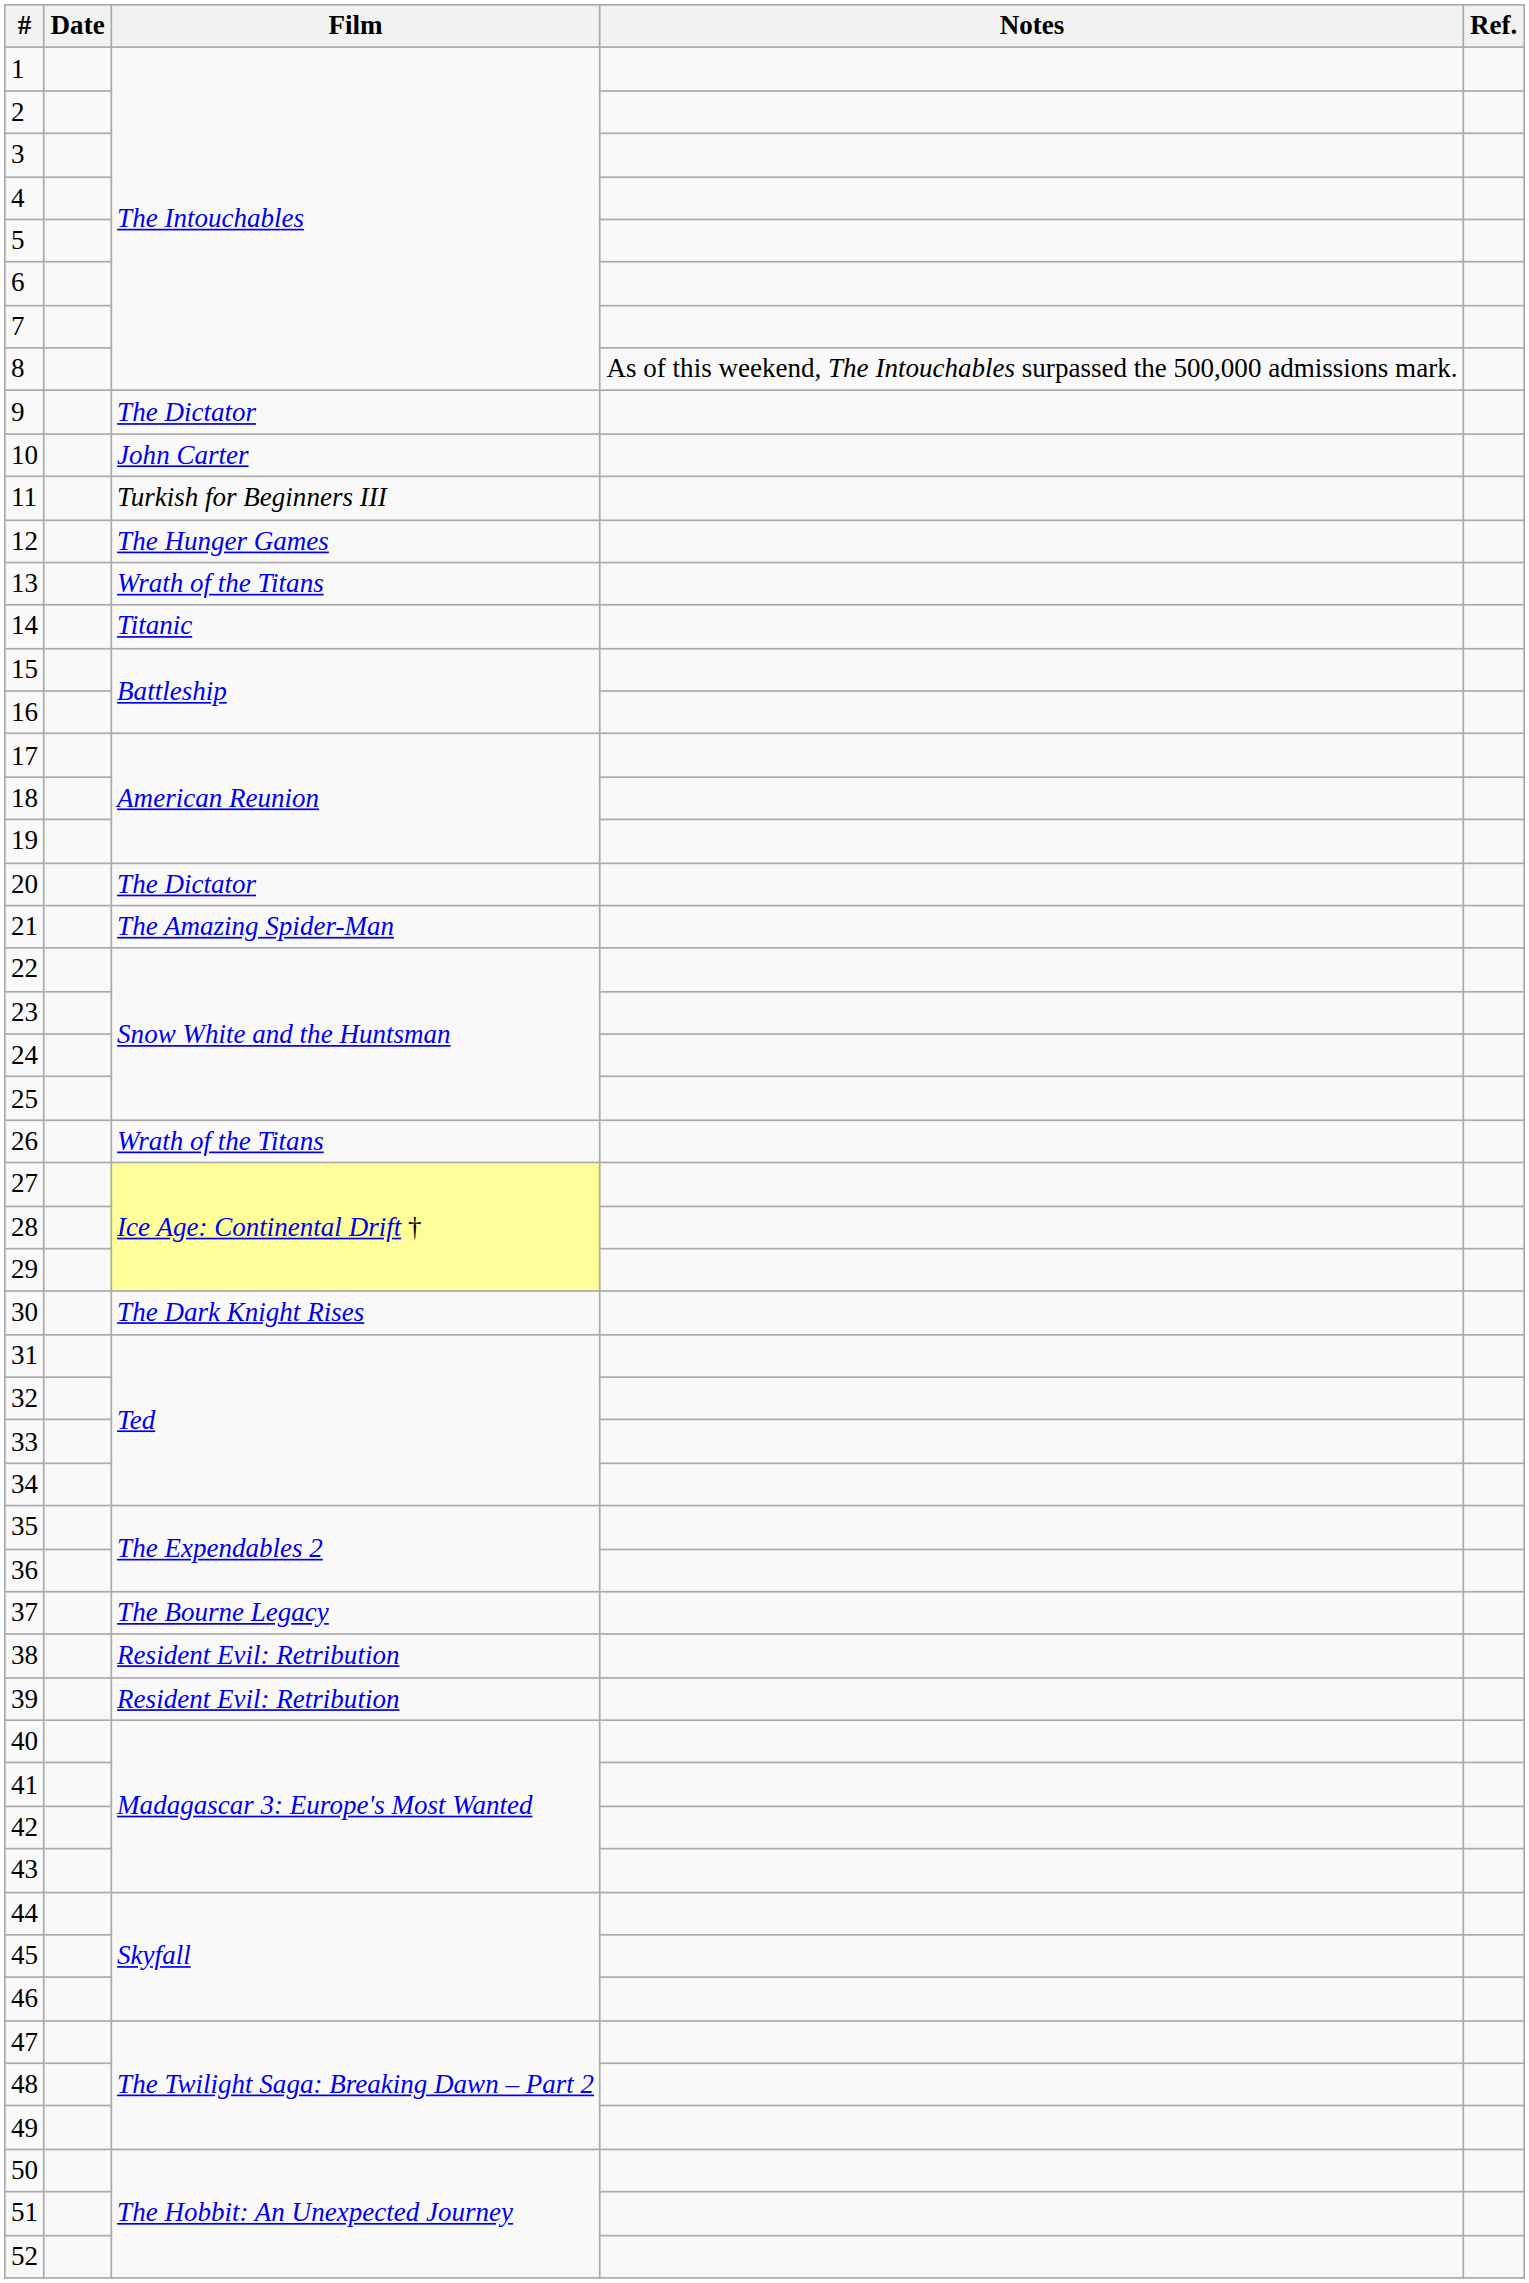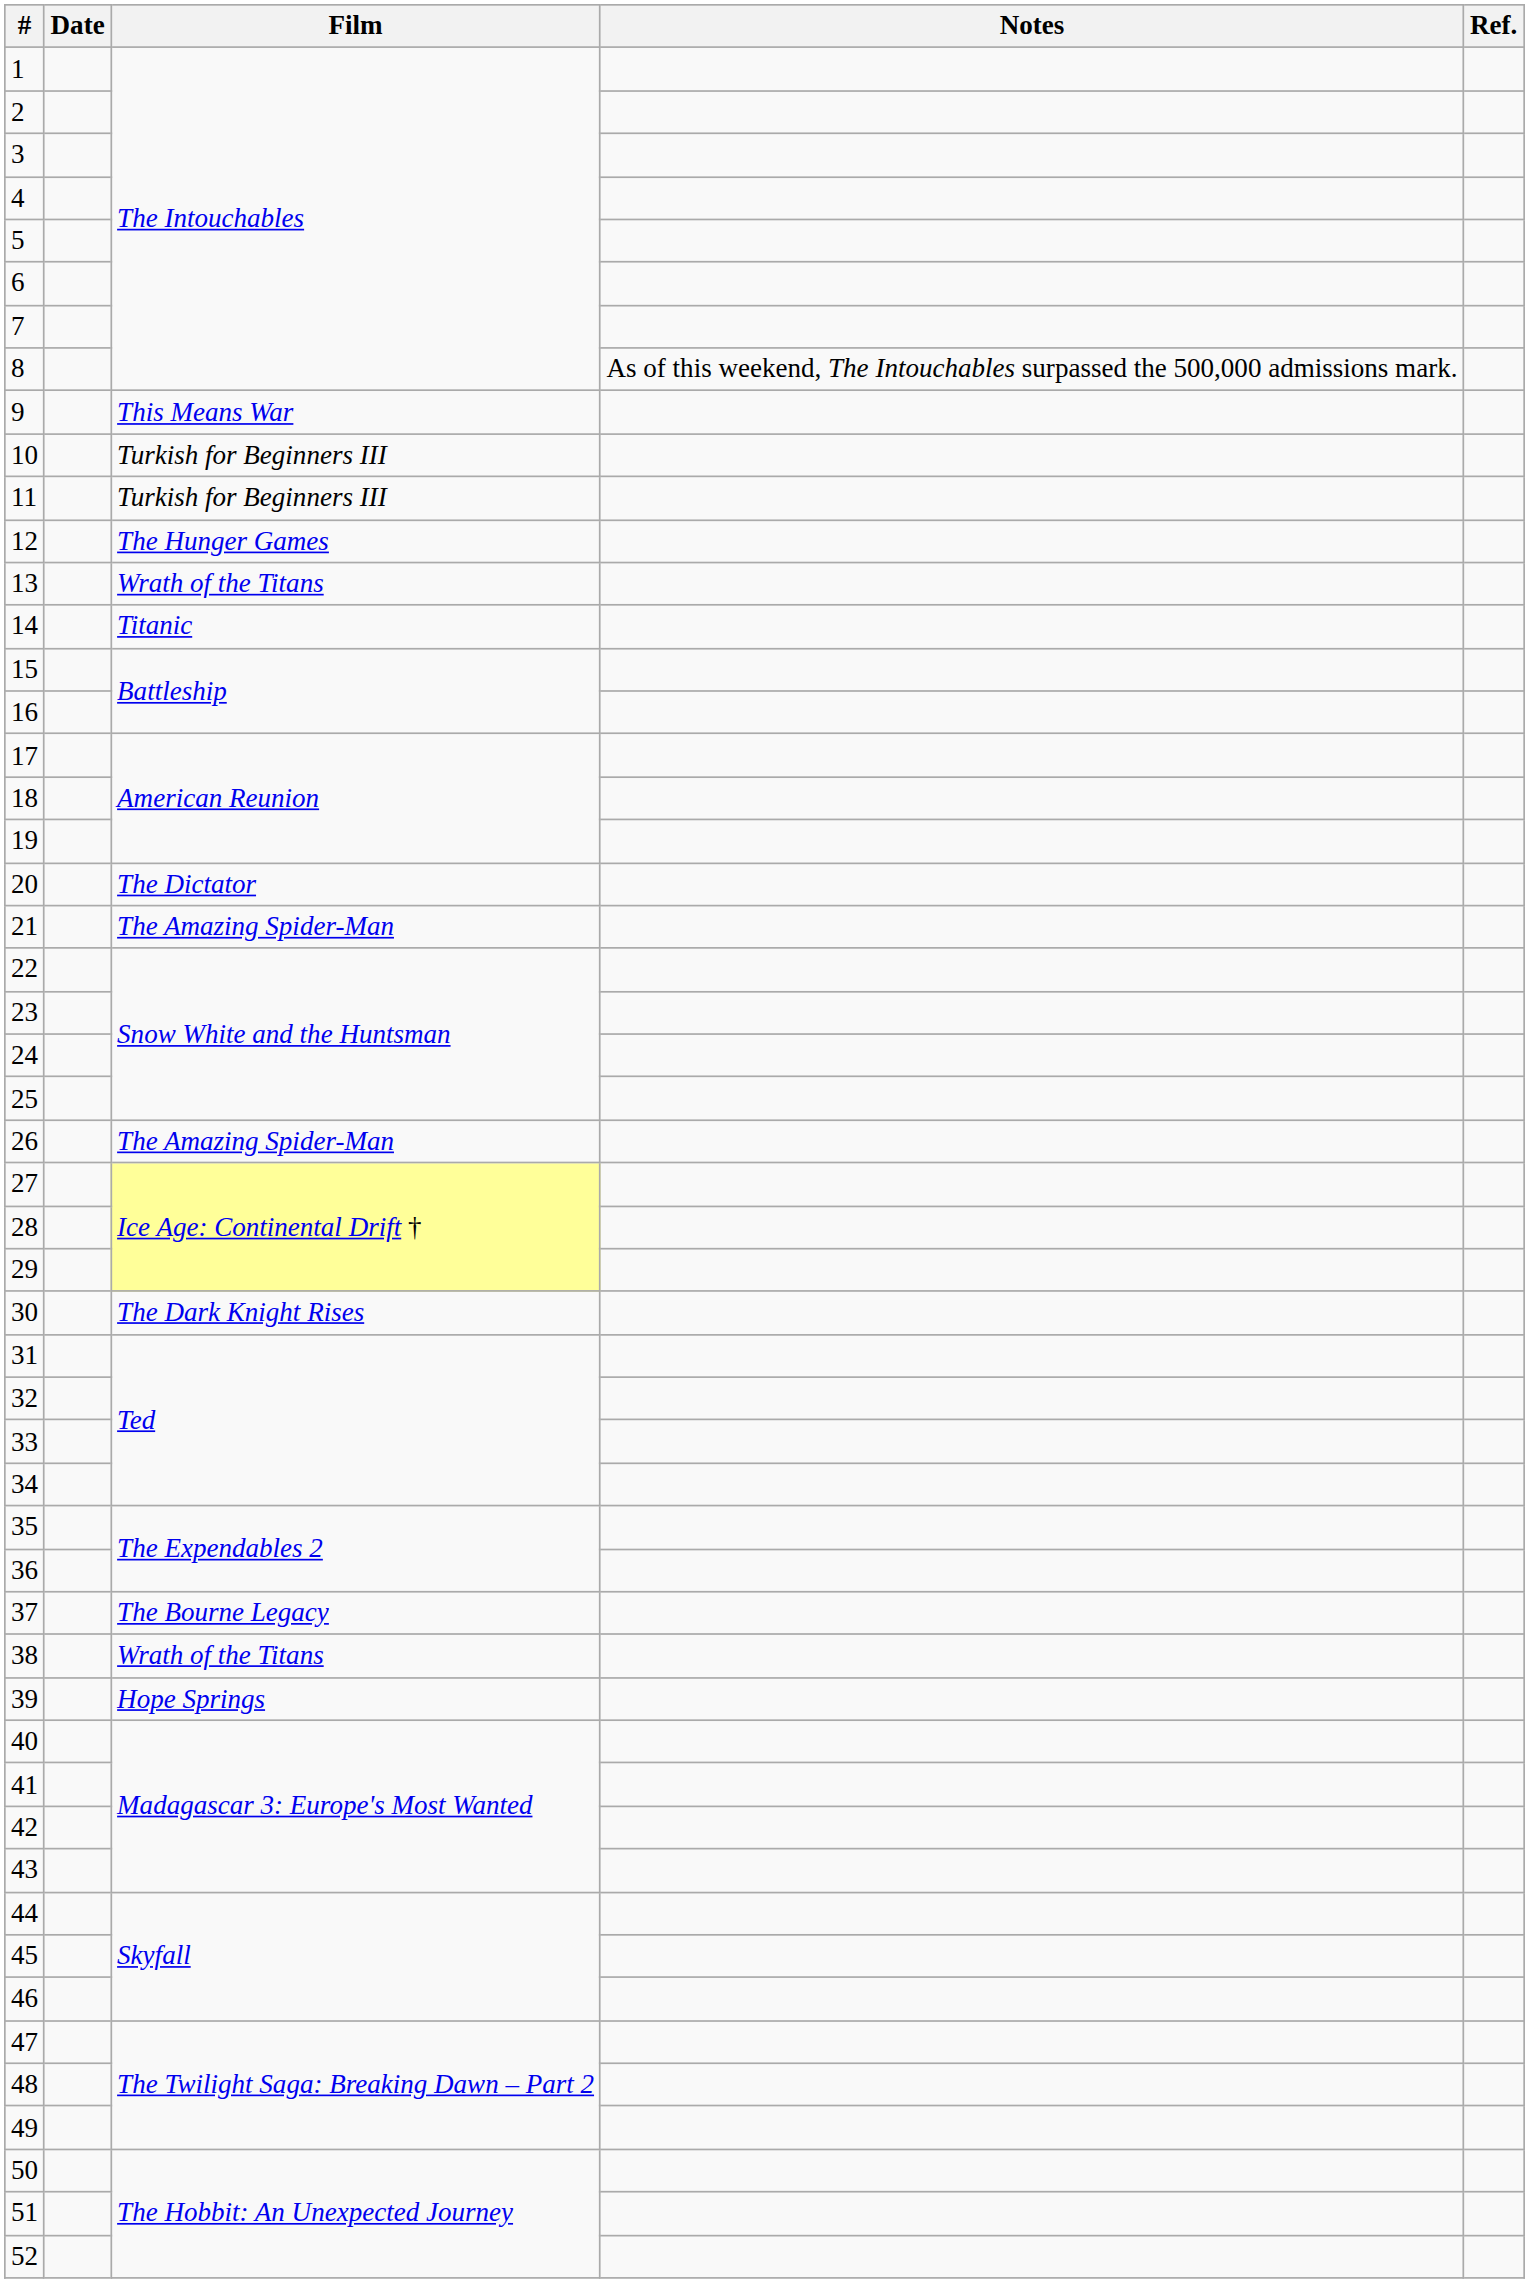(187, 411) The Dictator -> (205, 411) This Means War
(183, 454) John Carter -> (252, 454) Turkish for Beginners III
(220, 1140) Wrath of the Titans -> (256, 1140) The Amazing Spider-Man
(258, 1655) Resident Evil: Retribution -> (220, 1655) Wrath of the Titans
(258, 1698) Resident Evil: Retribution -> (191, 1698) Hope Springs
